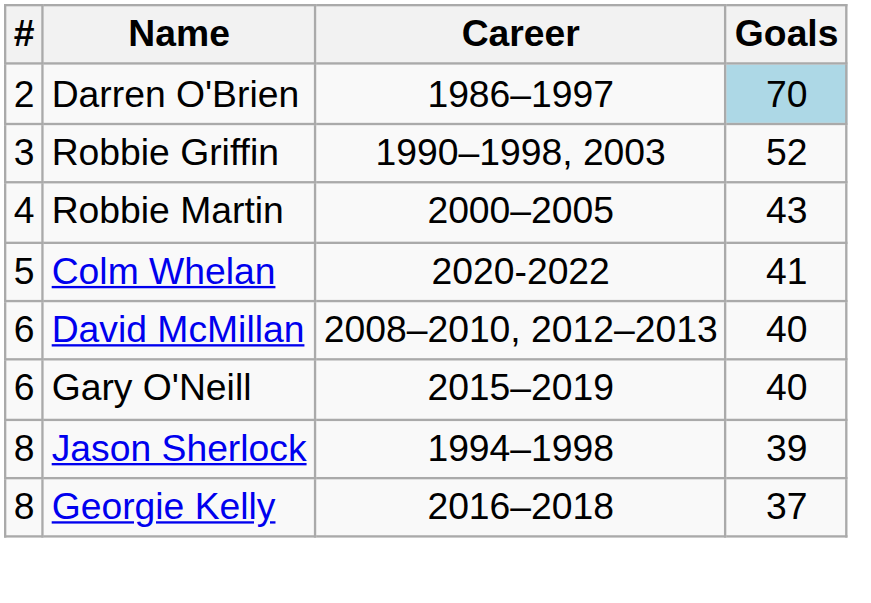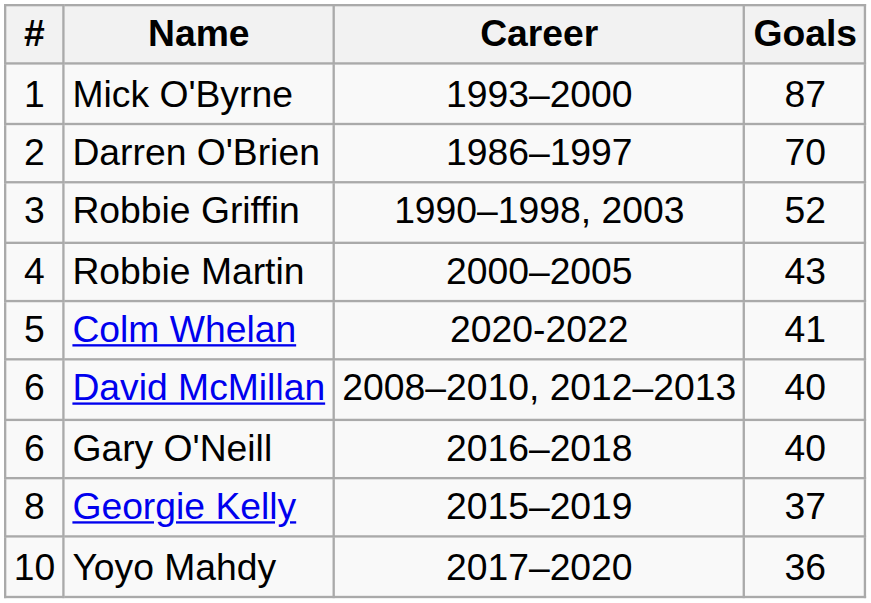+ row: (183, 93)
(787, 93) lightblue background -> (805, 152) no background
(521, 388) 2015–2019 -> (539, 447) 2016–2018
- row: (179, 447)
(521, 507) 2016–2018 -> (539, 507) 2015–2019
+ row: (174, 566)
